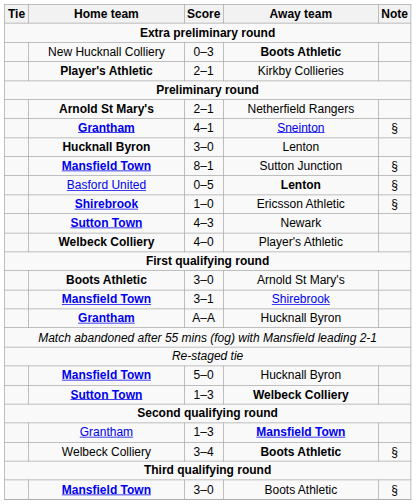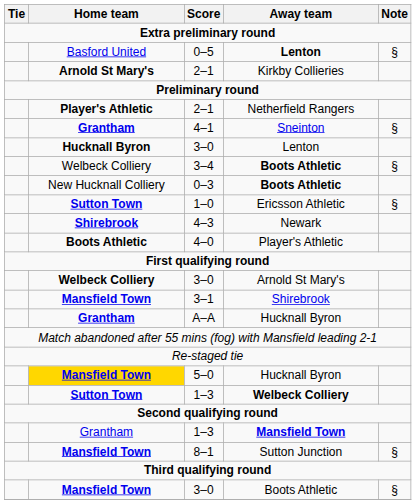rows swapped: (204, 185) <-> (204, 52)
(106, 71) Player's Athletic -> (106, 71) Arnold St Mary's
(106, 109) Arnold St Mary's -> (106, 109) Player's Athletic
rows swapped: (204, 166) <-> (204, 451)
(106, 204) Shirebrook -> (106, 204) Sutton Town
(106, 223) Sutton Town -> (106, 223) Shirebrook
(106, 242) Welbeck Colliery -> (106, 242) Boots Athletic
(106, 280) Boots Athletic -> (106, 280) Welbeck Colliery
(106, 375) no background -> (106, 375) gold background
